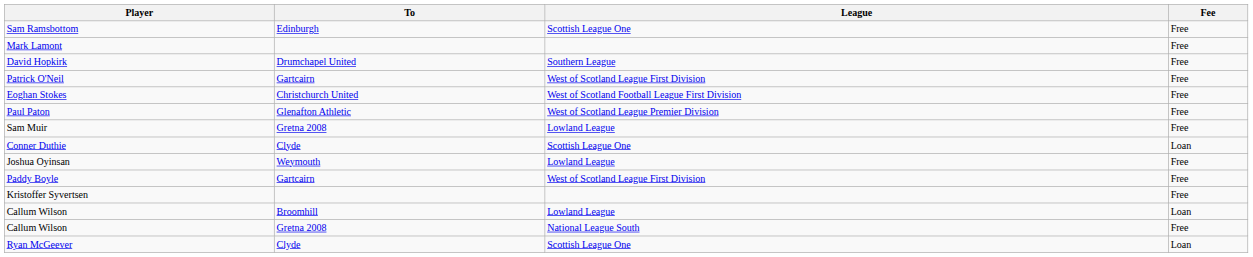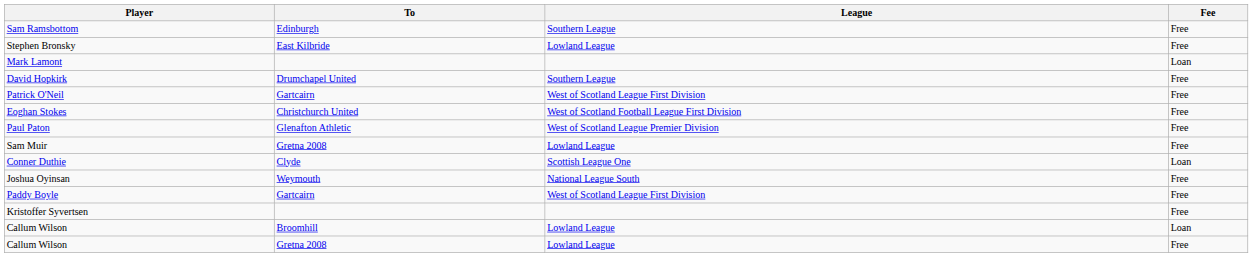(589, 29) Scottish League One -> (581, 29) Southern League
+ row: (41, 46)
(1180, 46) Free -> (1181, 62) Loan
(581, 161) Lowland League -> (593, 178) National League South
(593, 227) National League South -> (581, 244) Lowland League
- row: (39, 244)
